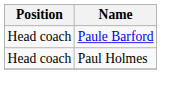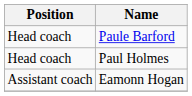+ row: (141, 79)
